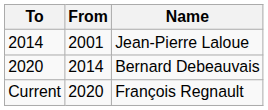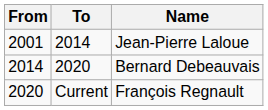columns swapped: (88, 17) <-> (35, 17)
